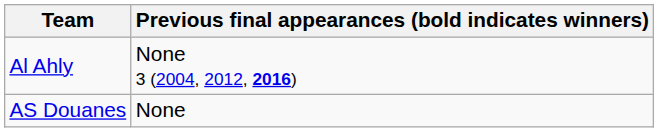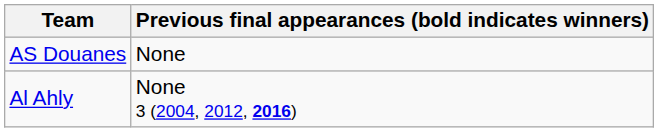rows swapped: (41, 65) <-> (68, 110)
